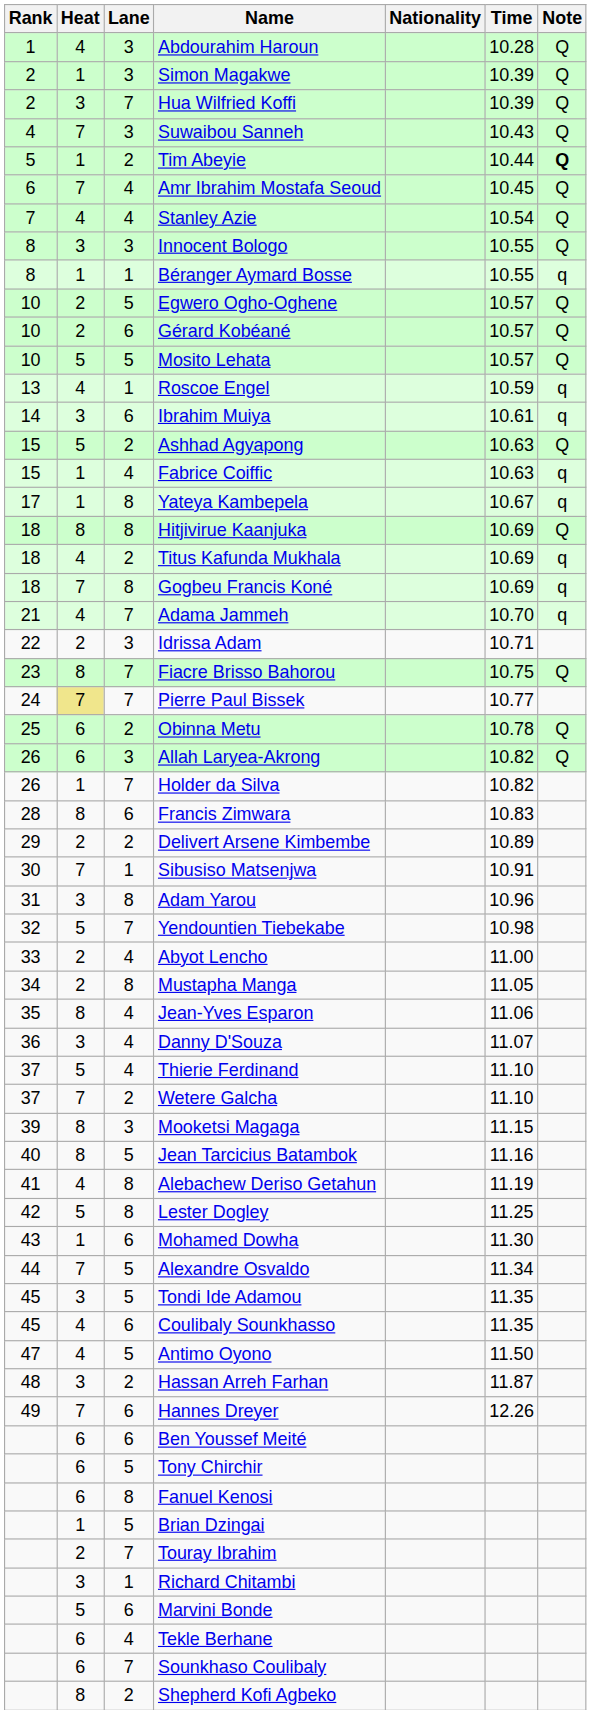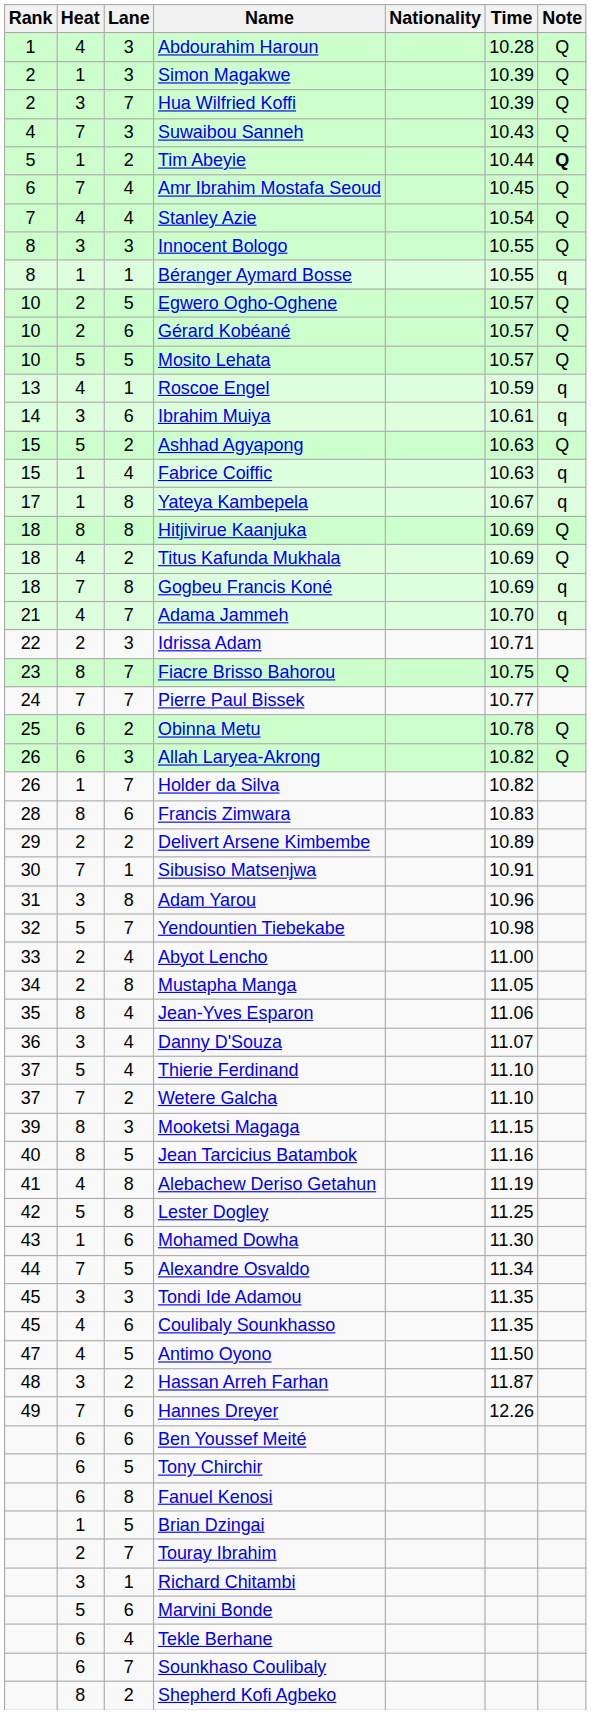(562, 558) q -> (562, 558) Q
(80, 700) khaki background -> (80, 700) no background
(129, 1297) 5 -> (129, 1297) 3
